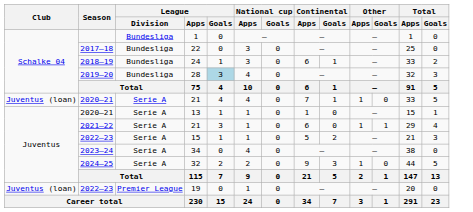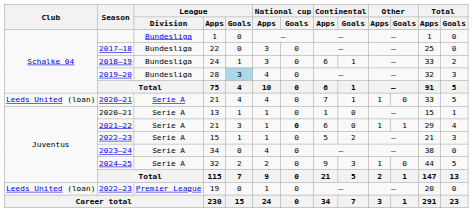(41, 100) Juventus (loan) -> (51, 100) Leeds United (loan)
(278, 125) normal -> (297, 125) bold
(41, 189) Juventus (loan) -> (51, 189) Leeds United (loan)
